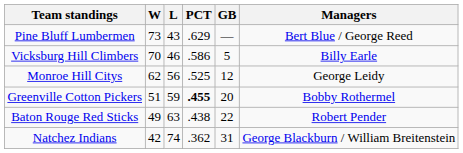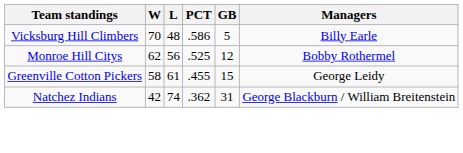- row: (75, 35)
(173, 55) 46 -> (173, 35) 48
(349, 76) George Leidy -> (349, 55) Bobby Rothermel
(154, 96) 51 -> (154, 76) 58
(173, 96) 59 -> (173, 76) 61
(199, 96) bold -> (199, 76) normal
(227, 96) 20 -> (227, 76) 15
(349, 96) Bobby Rothermel -> (349, 76) George Leidy
- row: (75, 117)
